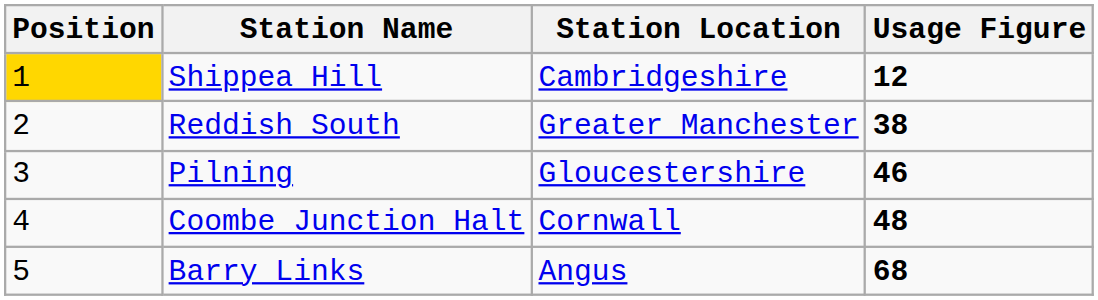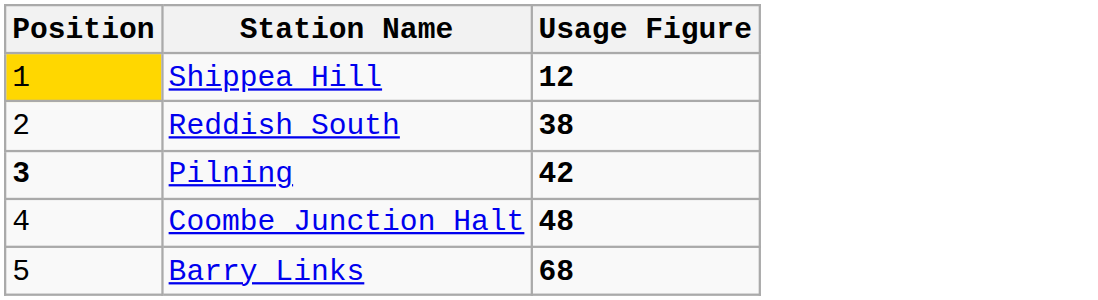- column: (699, 29)
(21, 174) normal -> (21, 174) bold
(891, 174) 46 -> (556, 174) 42
